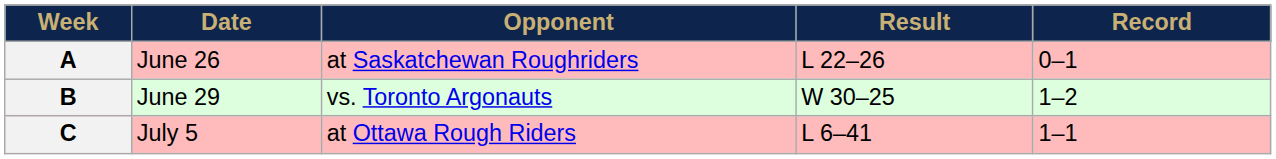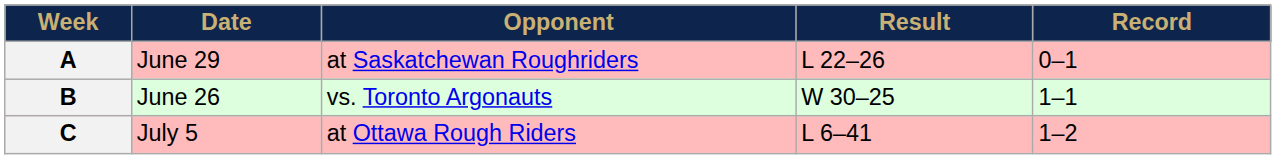(178, 60) June 26 -> (178, 60) June 29
(178, 97) June 29 -> (178, 97) June 26
(1058, 97) 1–2 -> (1058, 97) 1–1
(1058, 134) 1–1 -> (1058, 134) 1–2
